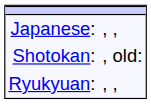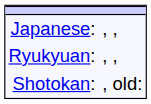rows swapped: (52, 84) <-> (54, 56)
